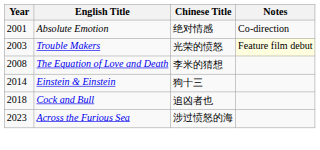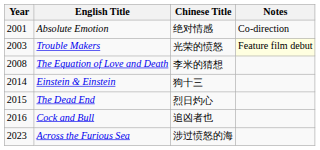+ row: (66, 99)
(17, 99) 2018 -> (17, 117) 2016
